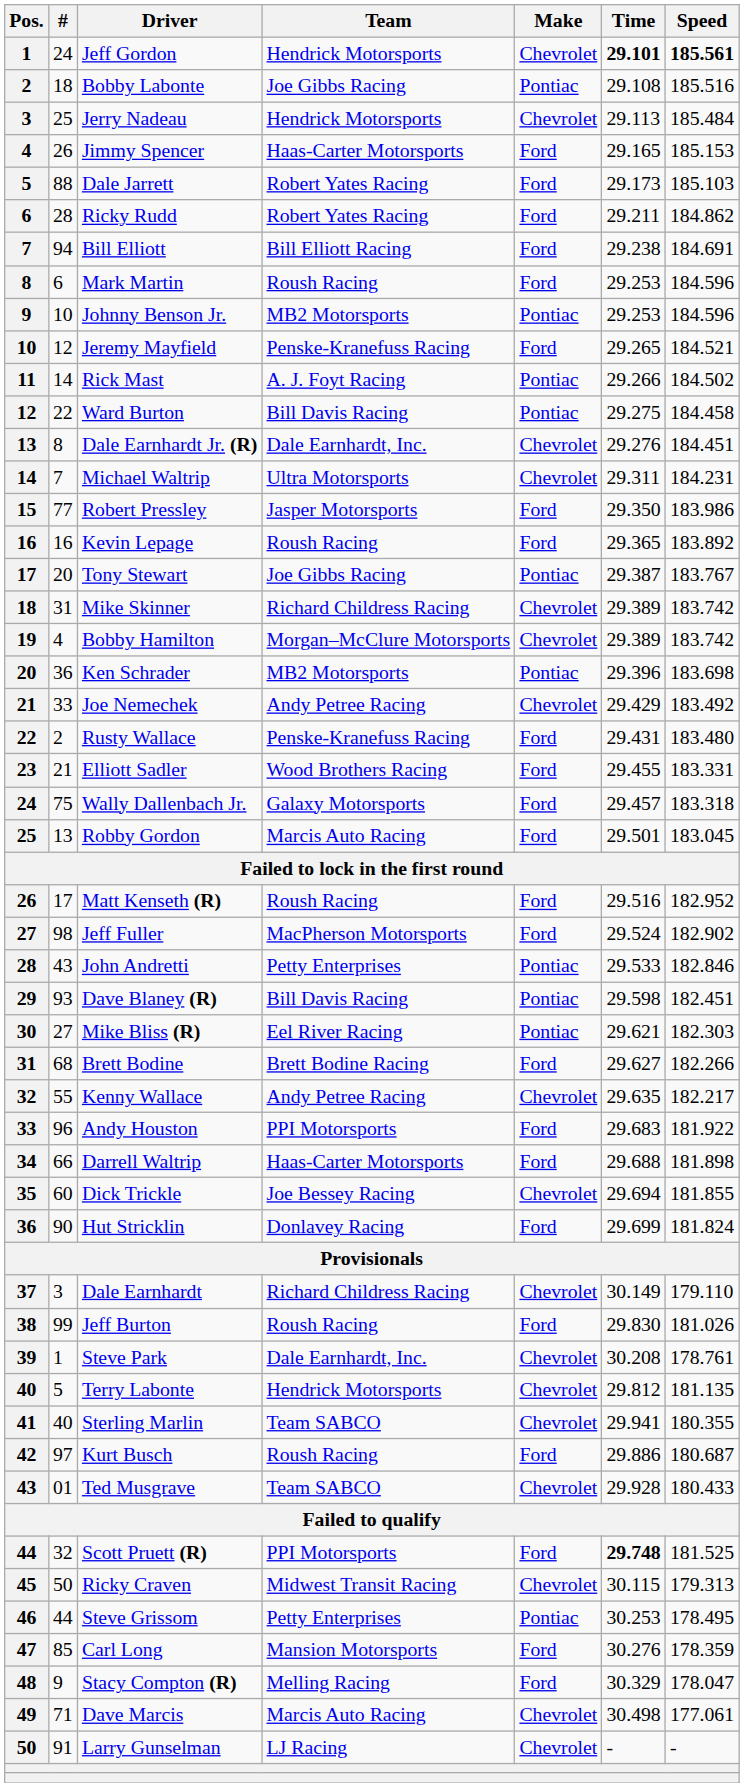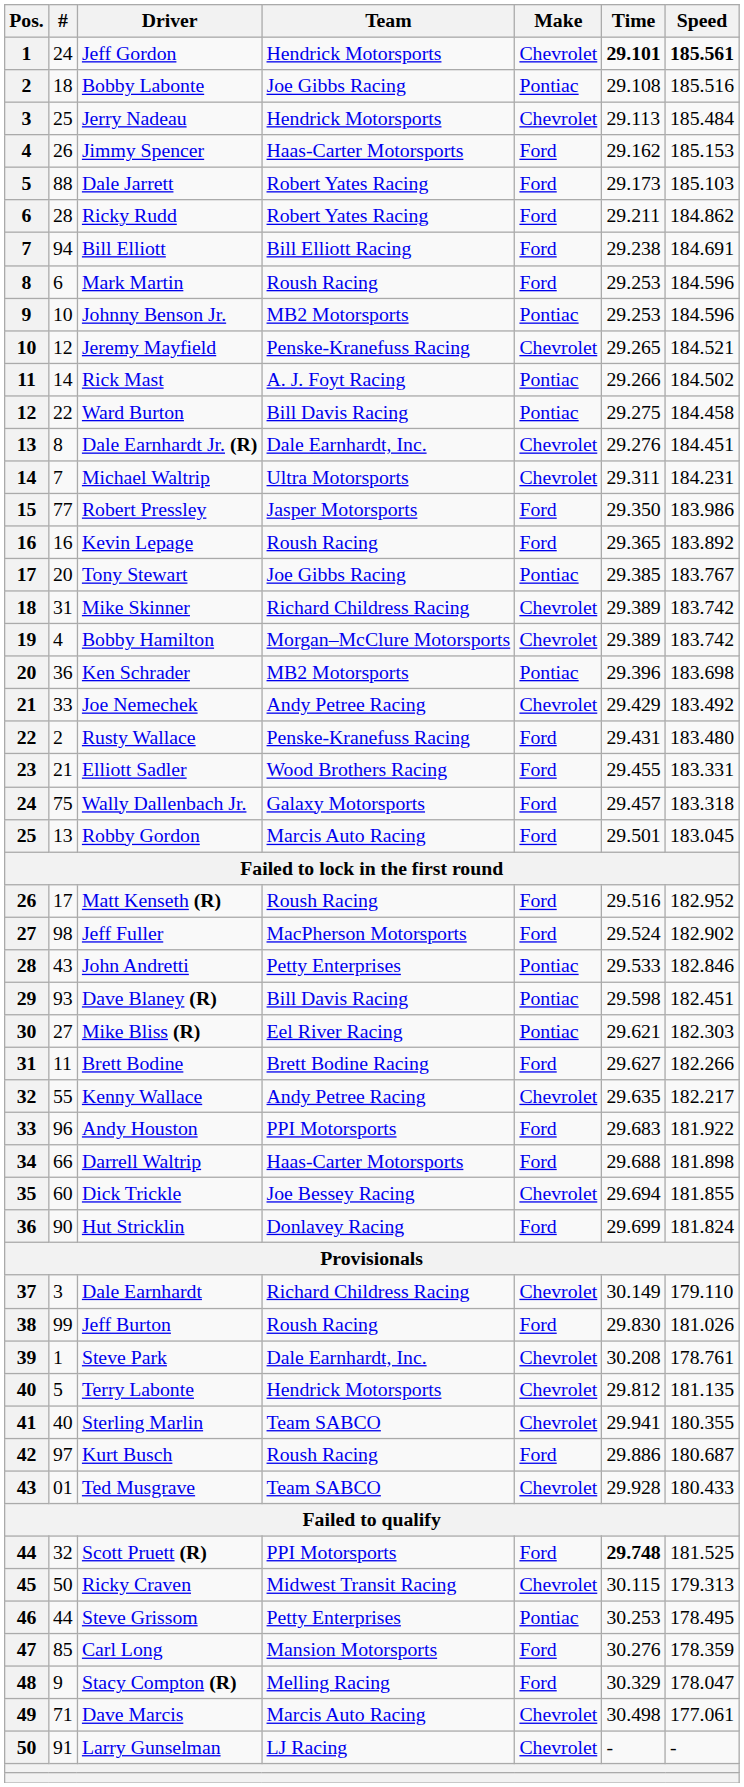(634, 151) 29.165 -> (634, 151) 29.162
(538, 346) Ford -> (558, 346) Chevrolet
(634, 574) 29.387 -> (634, 574) 29.385
(63, 1063) 68 -> (62, 1063) 11
